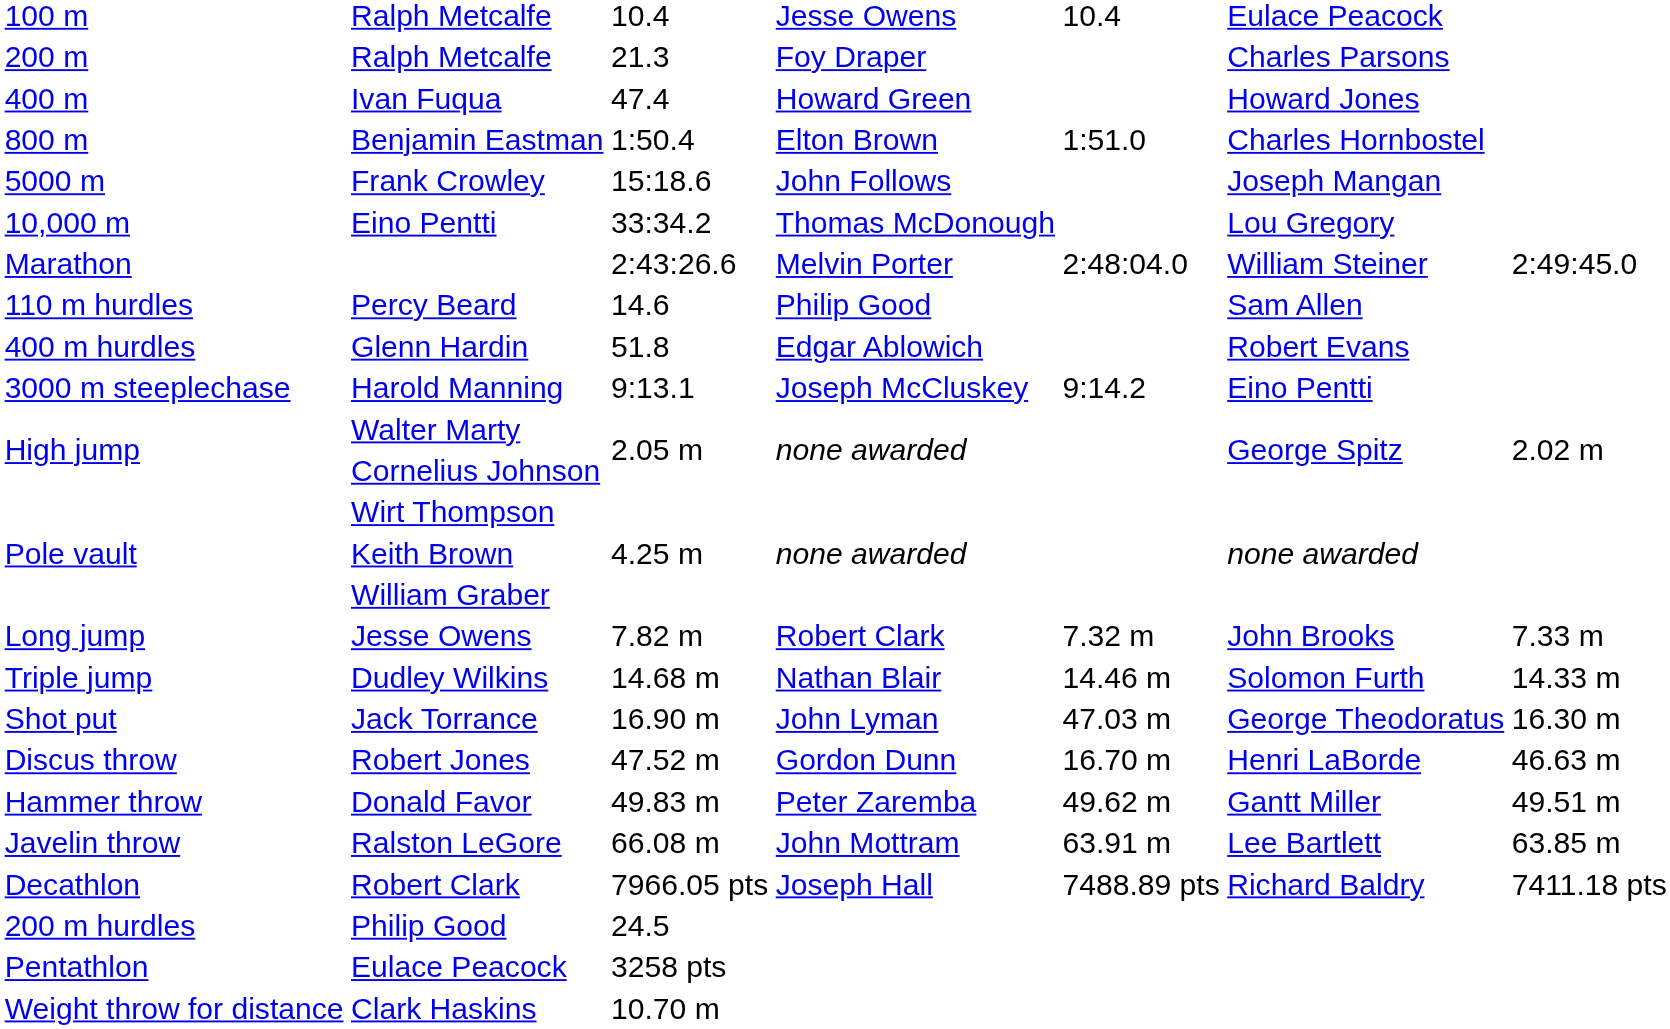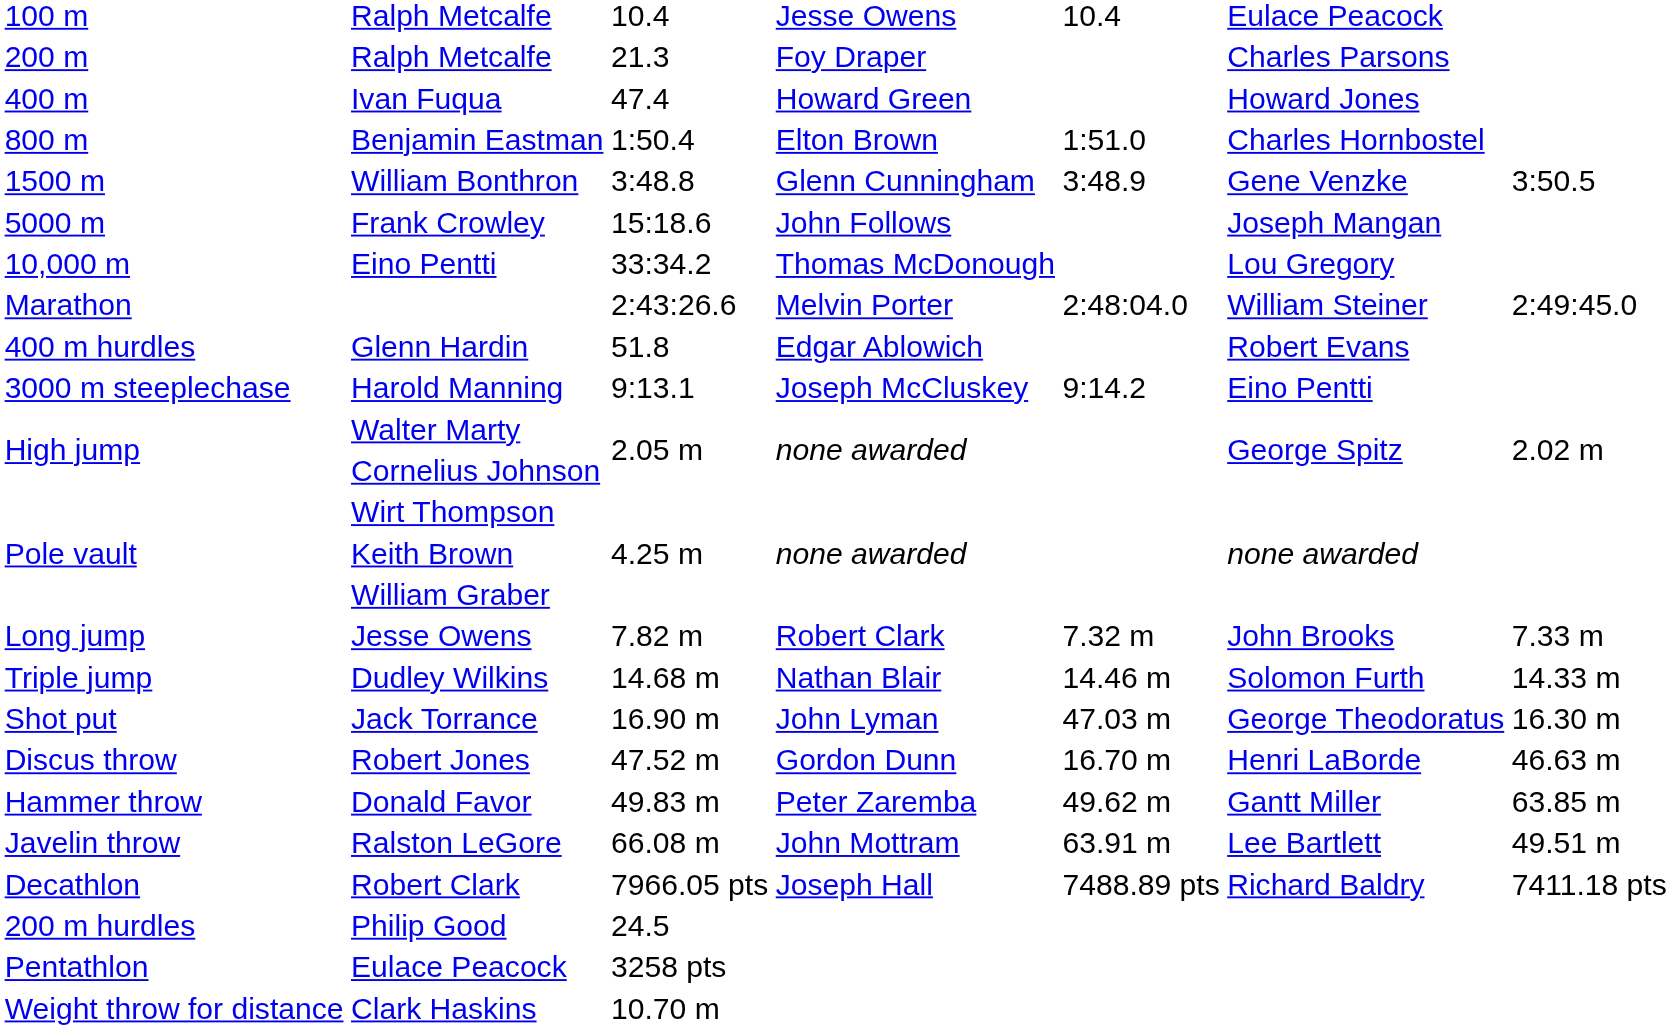+ row: (55, 181)
- row: (99, 305)
(1566, 801) 49.51 m -> (1566, 801) 63.85 m
(1566, 843) 63.85 m -> (1566, 843) 49.51 m
